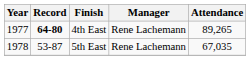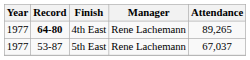(18, 47) 1978 -> (18, 47) 1977
(217, 47) 67,035 -> (217, 47) 67,037
